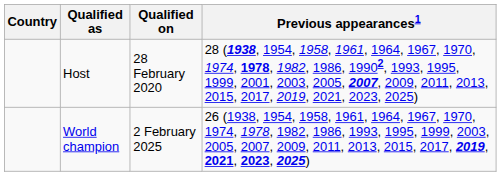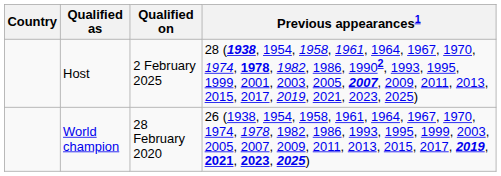(159, 73) 28 February 2020 -> (165, 73) 2 February 2025
(165, 139) 2 February 2025 -> (159, 139) 28 February 2020
